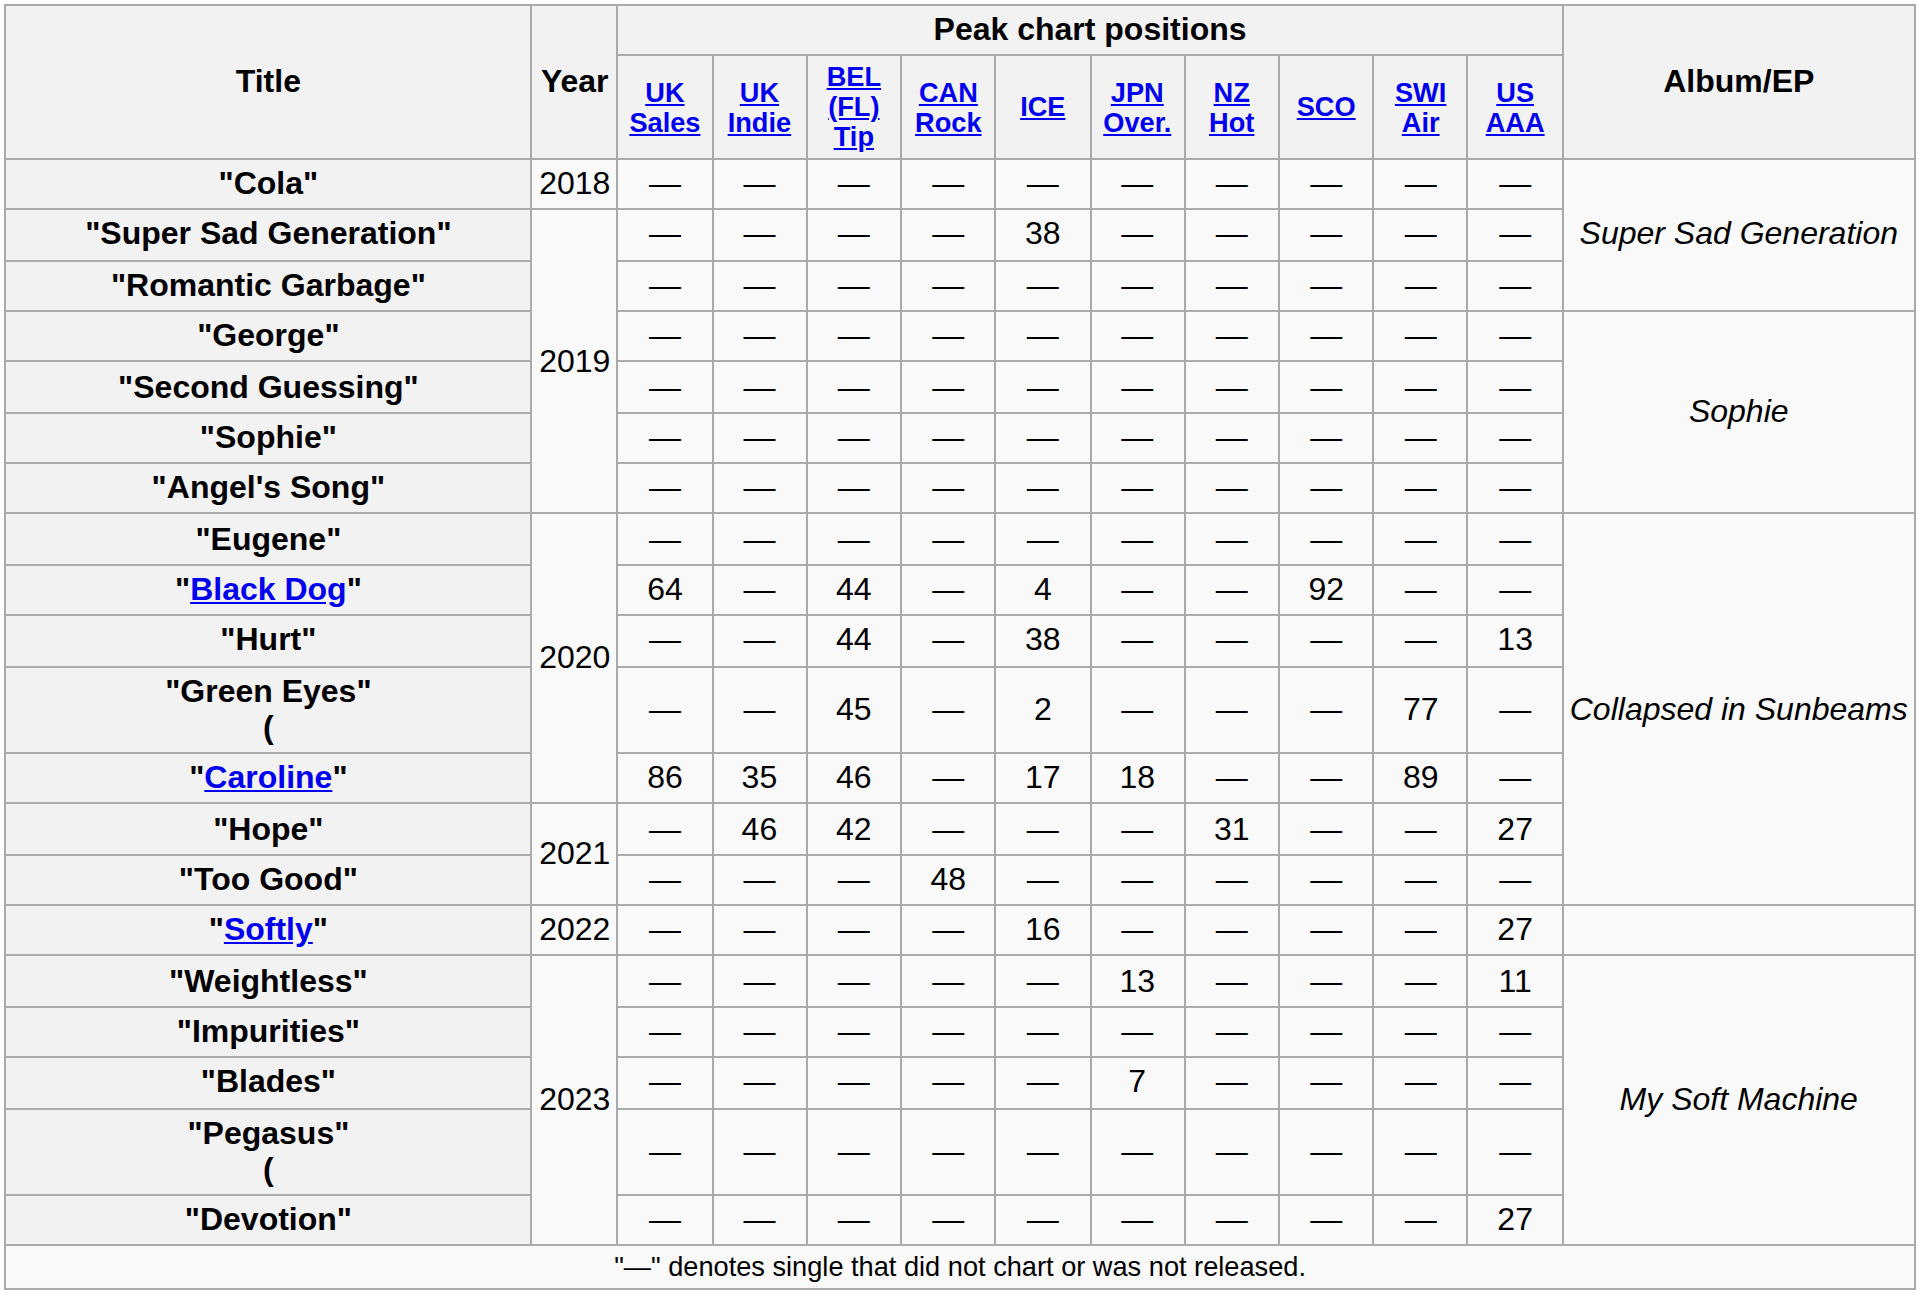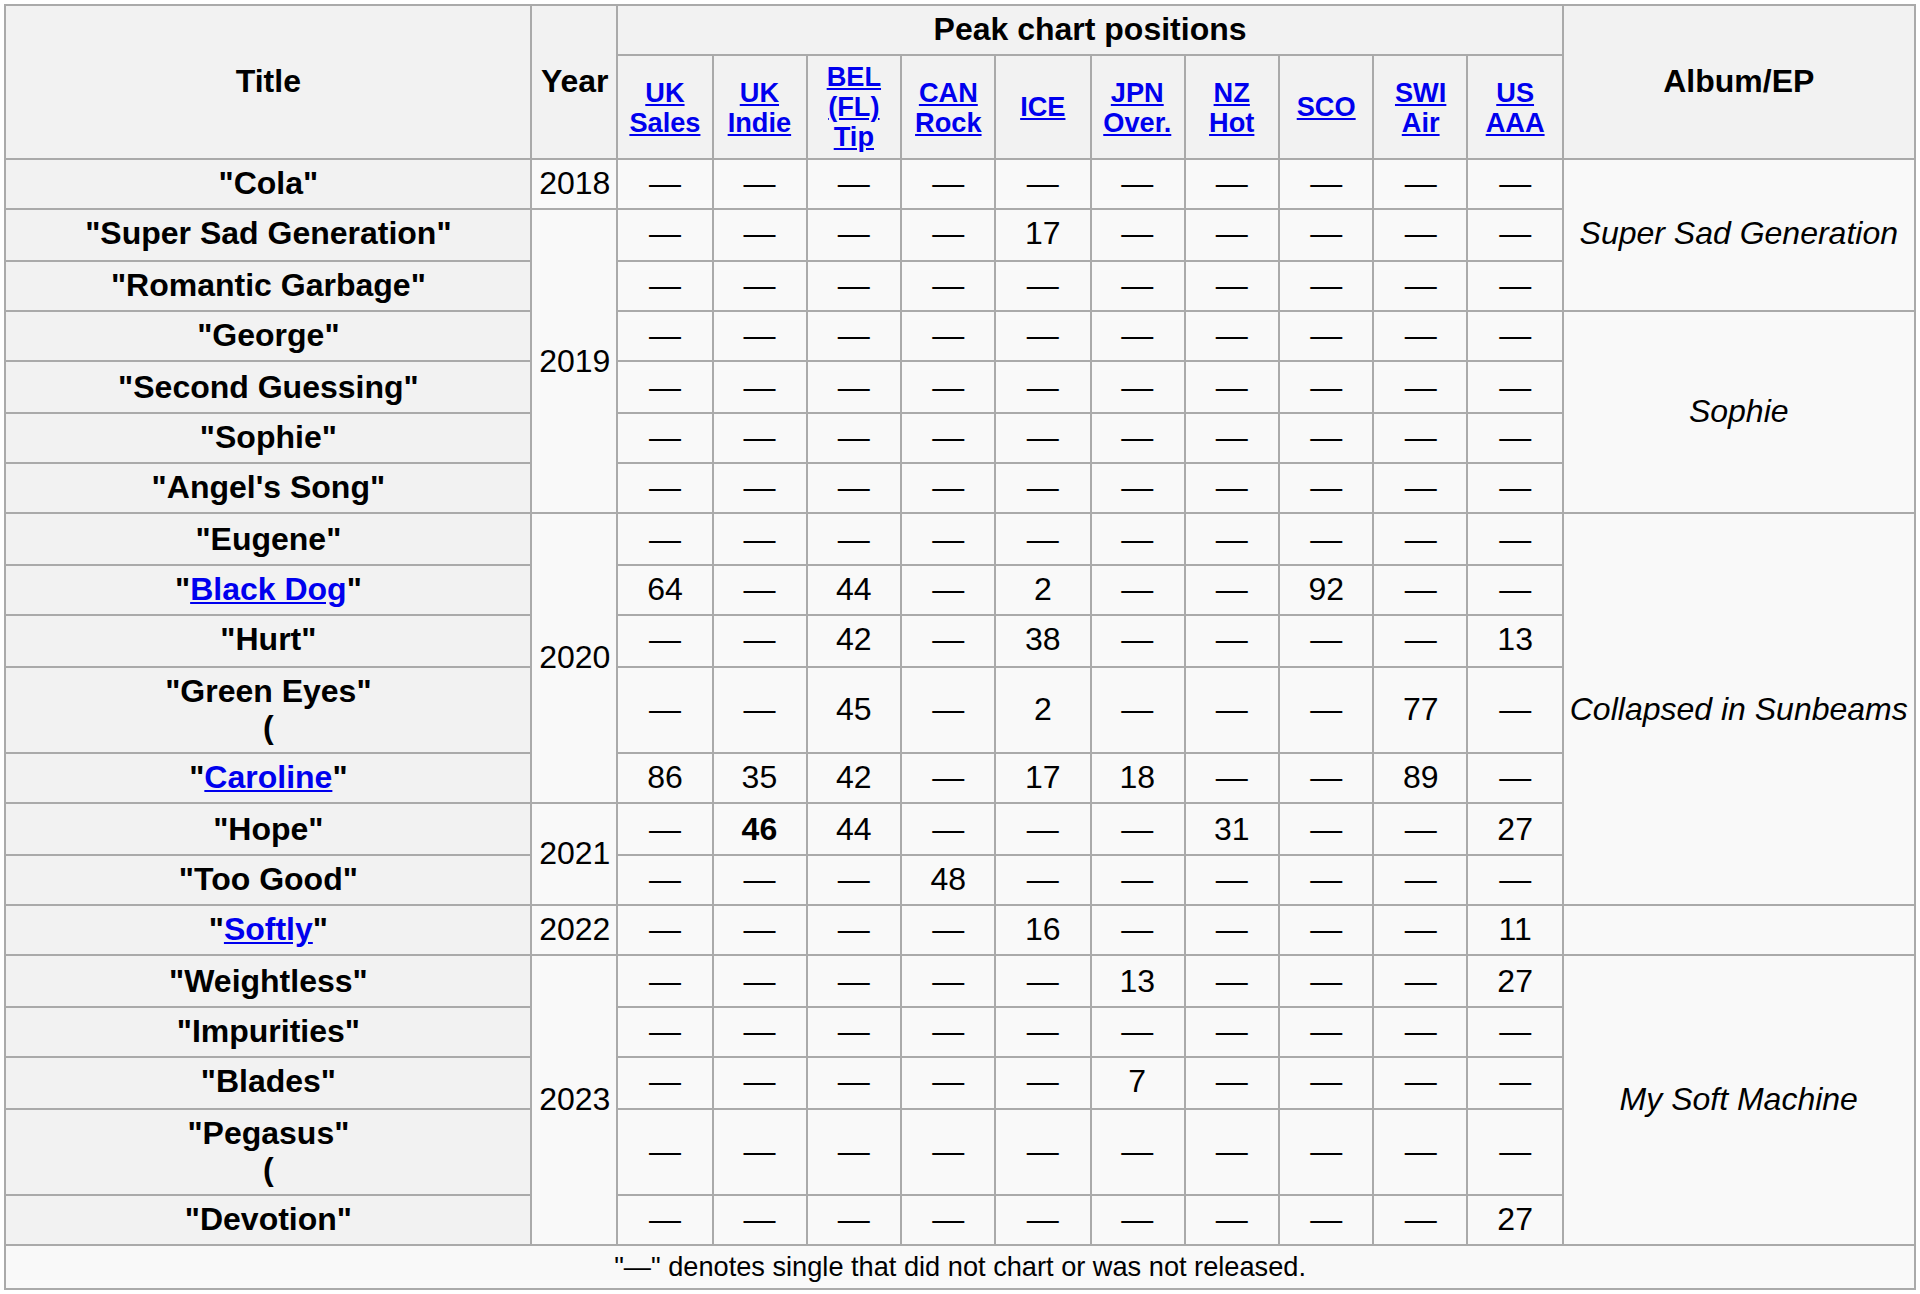(1043, 234) 38 -> (1043, 234) 17
(1043, 589) 4 -> (1043, 589) 2
(854, 640) 44 -> (854, 640) 42
(854, 777) 46 -> (854, 777) 42
(759, 828) normal -> (759, 828) bold
(854, 828) 42 -> (854, 828) 44
(1515, 930) 27 -> (1515, 930) 11
(1515, 980) 11 -> (1515, 980) 27
